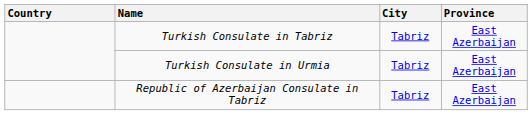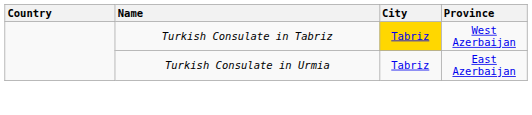(410, 36) no background -> (410, 36) gold background
(484, 36) East Azerbaijan -> (484, 36) West Azerbaijan
- row: (247, 95)
